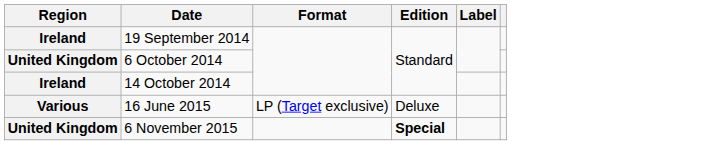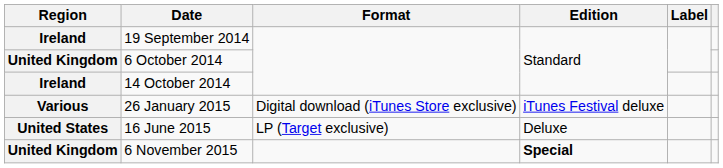+ row: (177, 106)
(63, 106) Various -> (63, 128) United States
